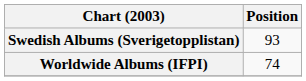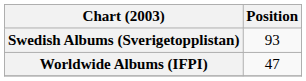(272, 64) 74 -> (272, 64) 47
